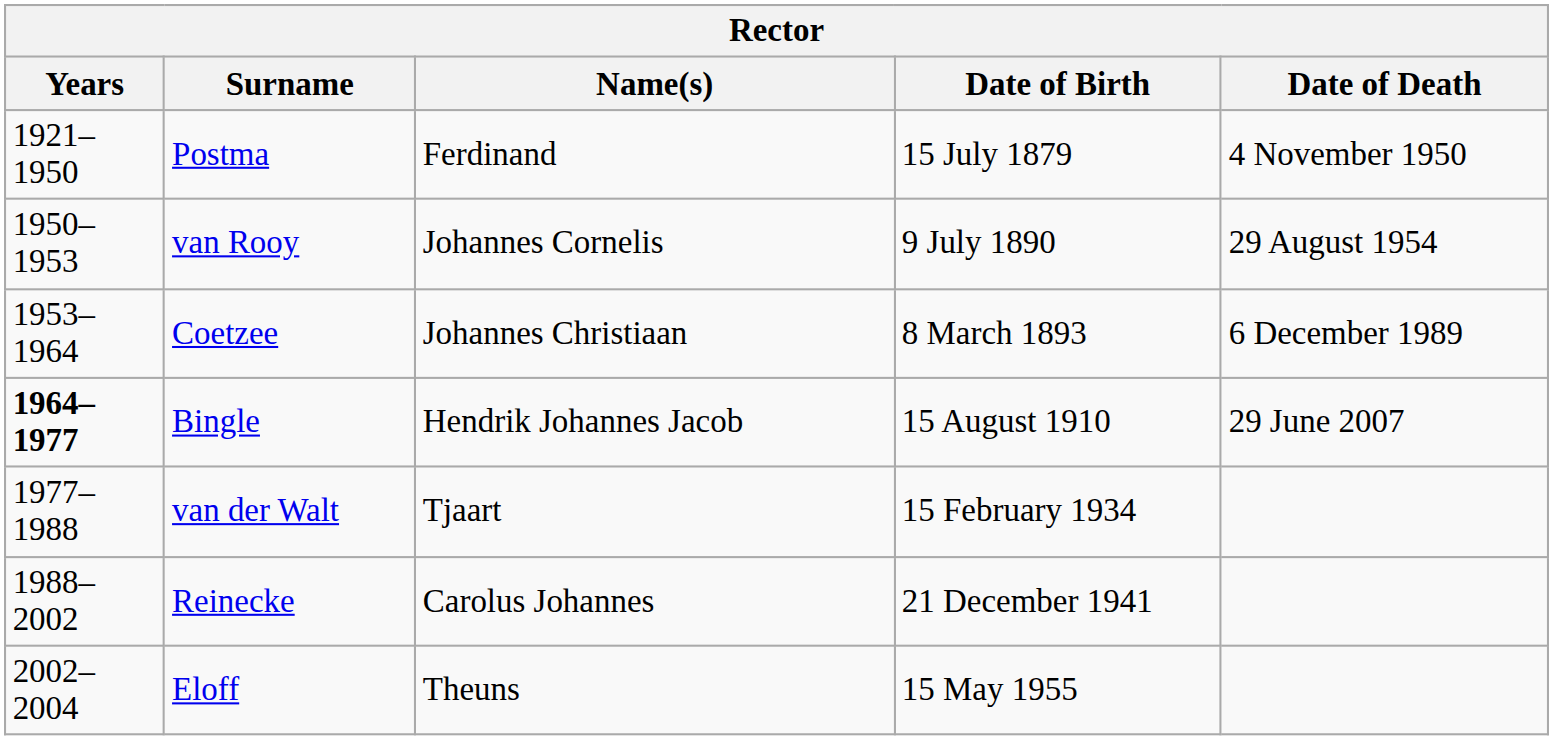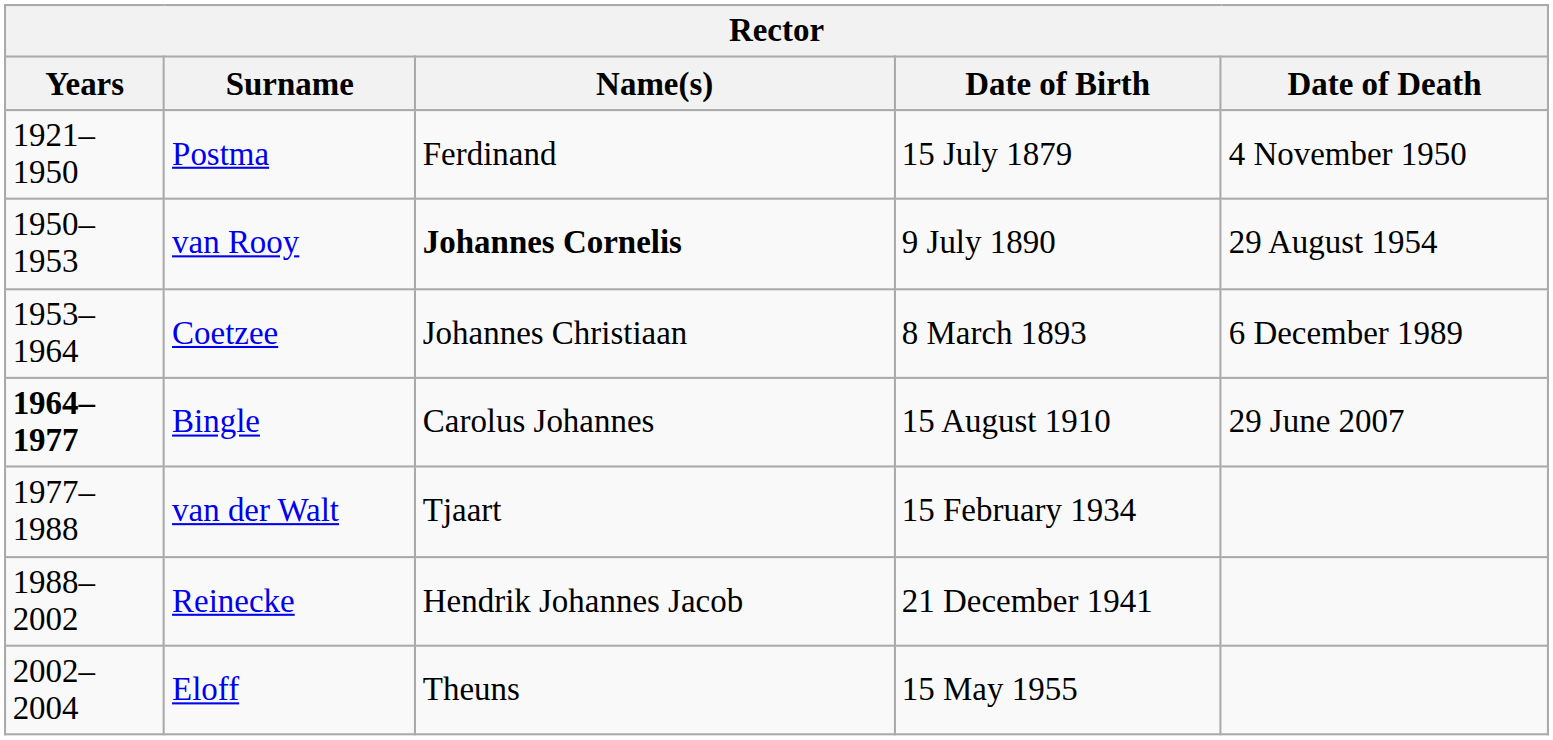(543, 243) normal -> (552, 243) bold
(583, 421) Hendrik Johannes Jacob -> (539, 421) Carolus Johannes
(539, 600) Carolus Johannes -> (583, 600) Hendrik Johannes Jacob
